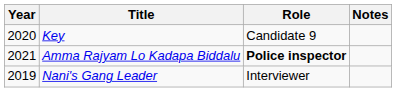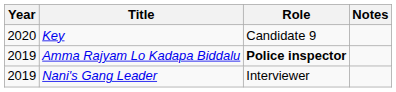(22, 55) 2021 -> (22, 55) 2019
